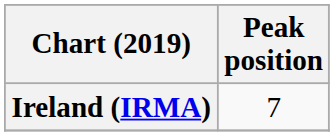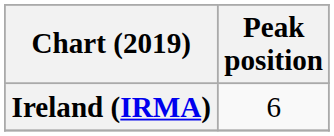(274, 106) 7 -> (274, 106) 6
